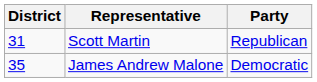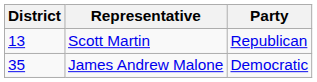(17, 41) 31 -> (17, 41) 13
